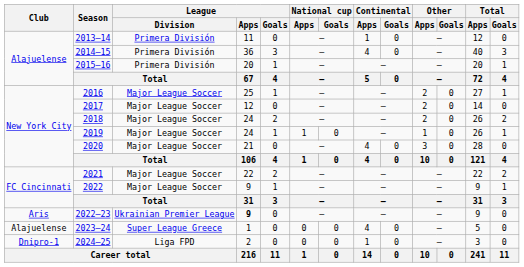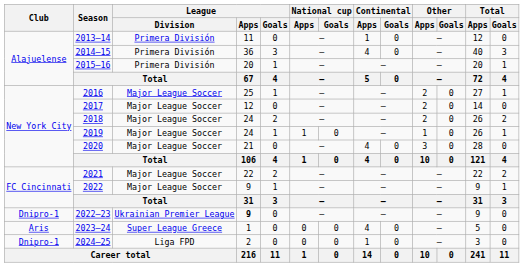(39, 214) Aris -> (39, 214) Dnipro-1
(39, 228) Alajuelense -> (39, 228) Aris
